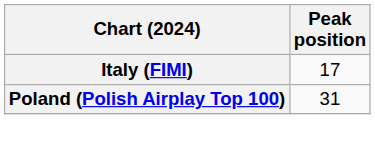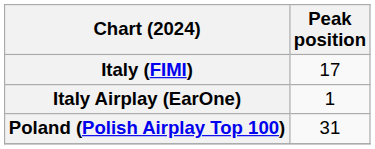+ row: (147, 98)
